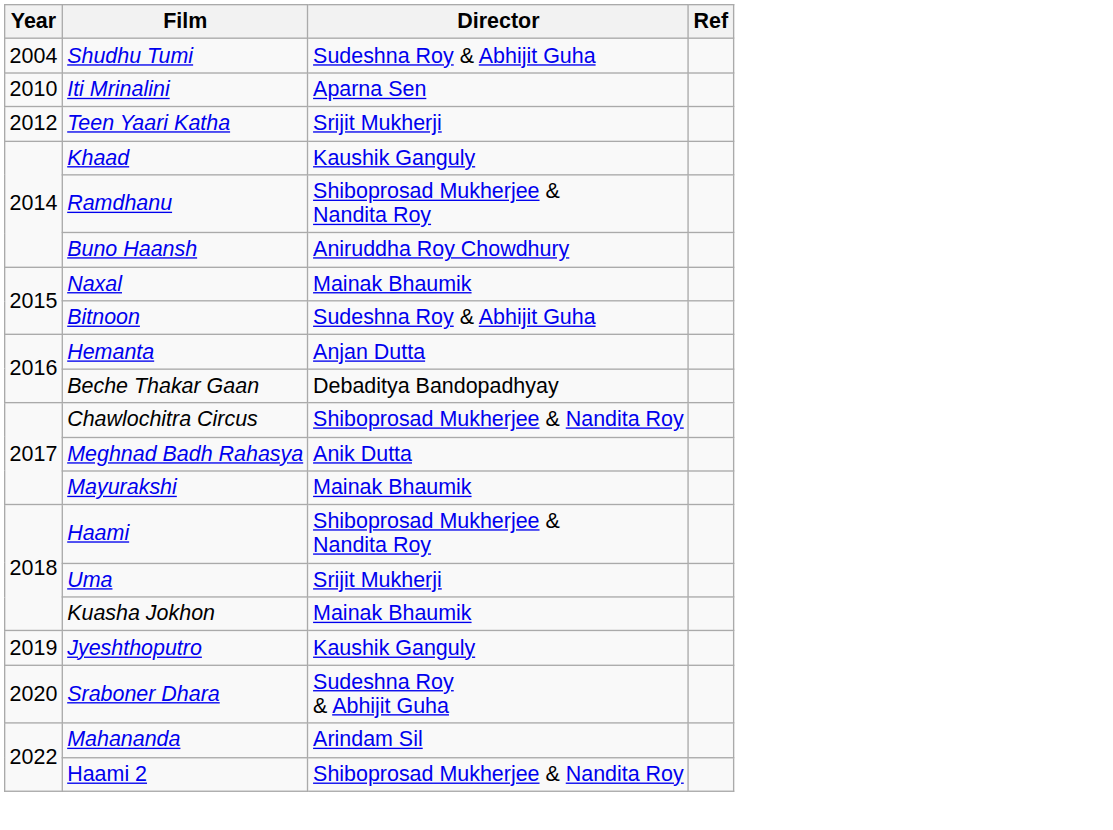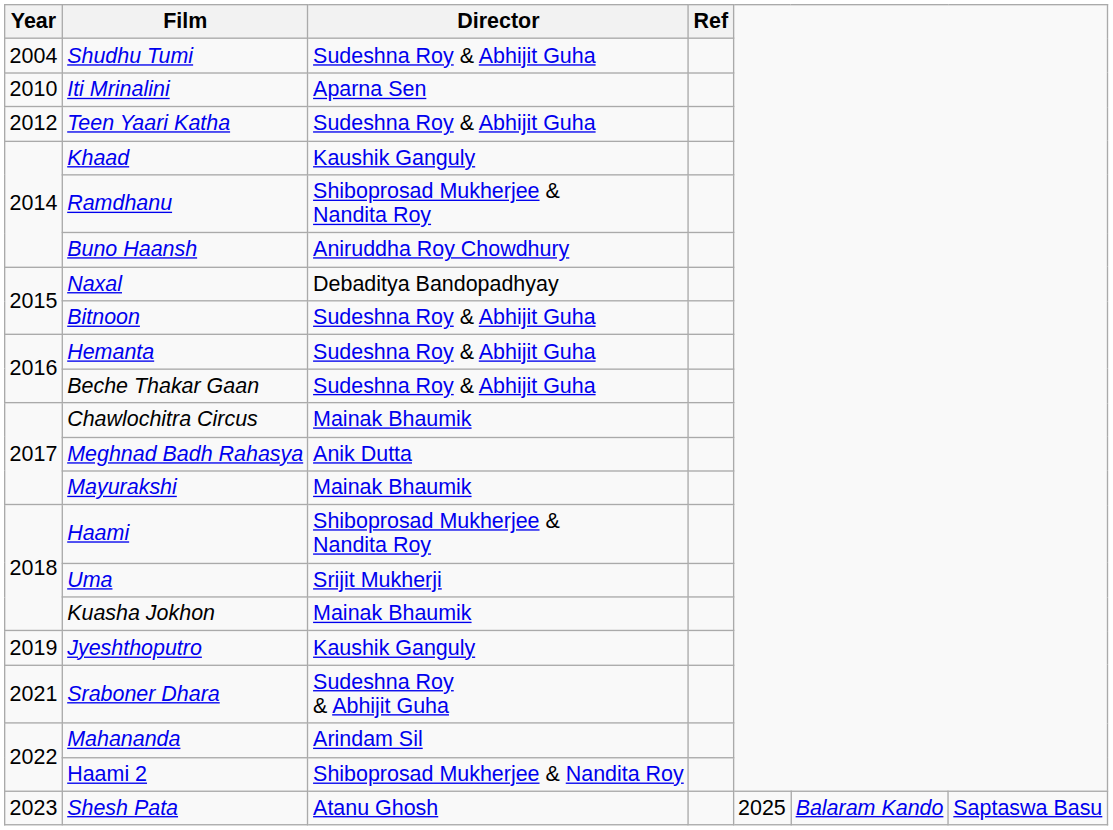(377, 123) Srijit Mukherji -> (454, 123) Sudeshna Roy & Abhijit Guha
(392, 283) Mainak Bhaumik -> (436, 283) Debaditya Bandopadhyay
(369, 351) Anjan Dutta -> (454, 351) Sudeshna Roy & Abhijit Guha
(436, 385) Debaditya Bandopadhyay -> (454, 385) Sudeshna Roy & Abhijit Guha
(498, 419) Shiboprosad Mukherjee & Nandita Roy -> (392, 419) Mainak Bhaumik
(33, 693) 2020 -> (33, 693) 2021
+ row: (123, 807)
